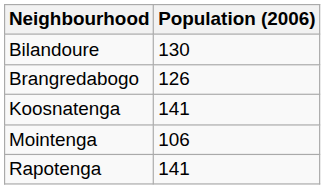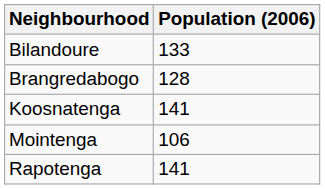(174, 49) 130 -> (174, 49) 133
(174, 79) 126 -> (174, 79) 128
